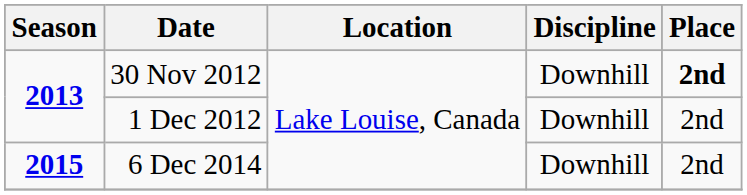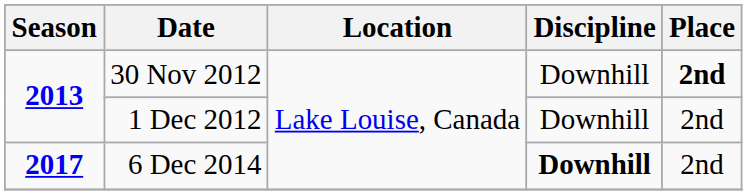(54, 165) 2015 -> (54, 165) 2017
(595, 165) normal -> (595, 165) bold
